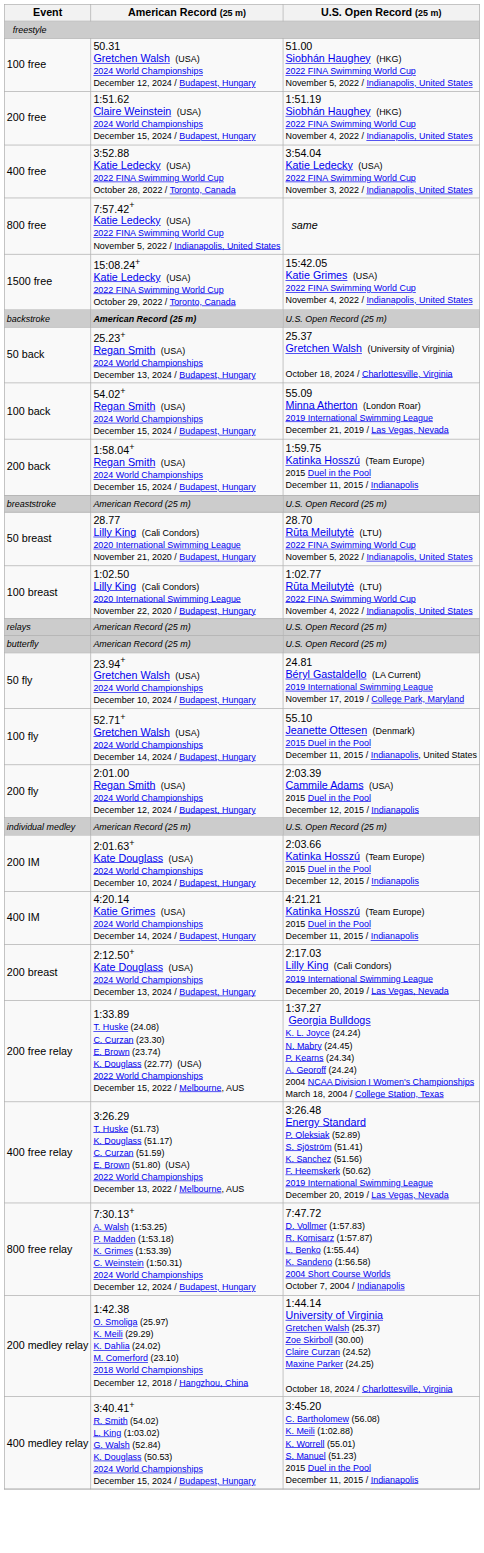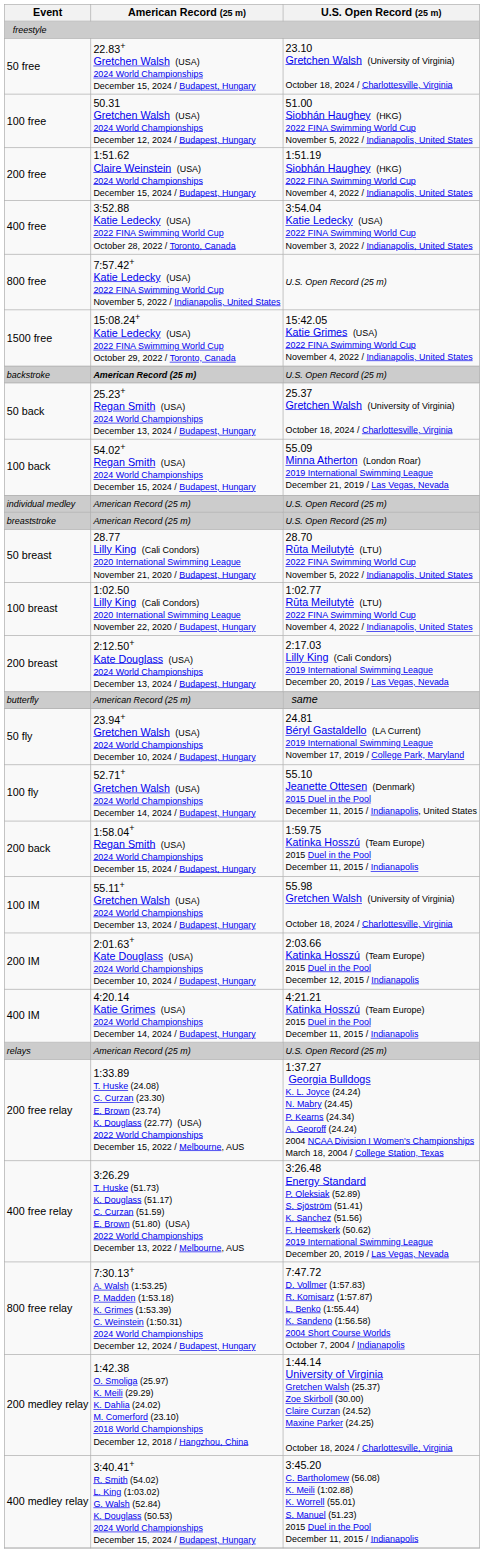+ row: (23, 66)
(302, 226) same -> (336, 282) U.S. Open Record (25 m)
rows swapped: (29, 467) <-> (41, 827)
rows swapped: (32, 972) <-> (19, 627)
(336, 644) U.S. Open Record (25 m) -> (302, 700) same
- row: (23, 791)
+ row: (23, 905)
